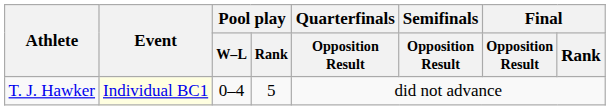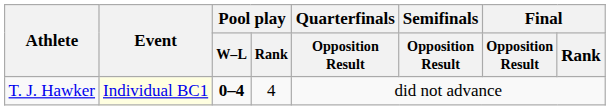(231, 91) normal -> (231, 91) bold
(271, 91) 5 -> (271, 91) 4
